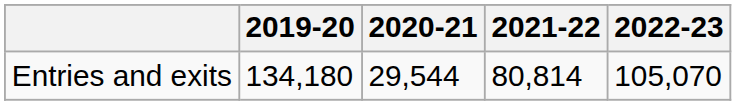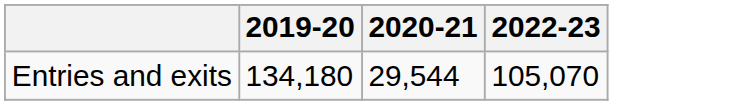- column: (546, 28)
